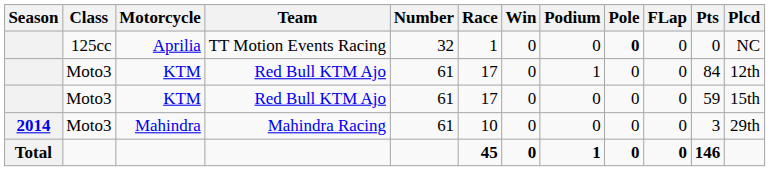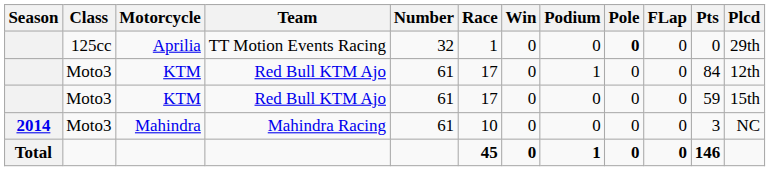(748, 44) NC -> (745, 44) 29th
(745, 125) 29th -> (748, 125) NC
